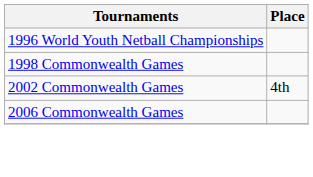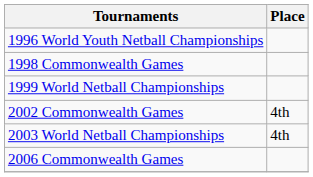+ row: (116, 87)
+ row: (116, 135)
